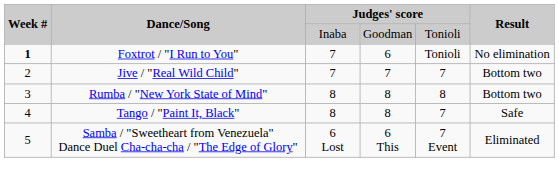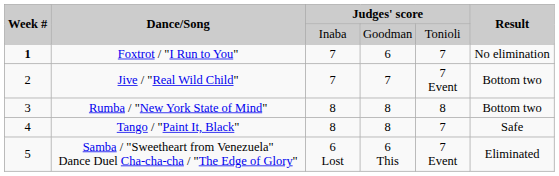(443, 53) Tonioli -> (443, 53) 7
(443, 73) 7 -> (443, 80) 7 Event
